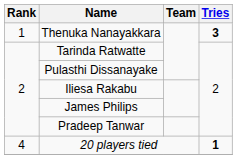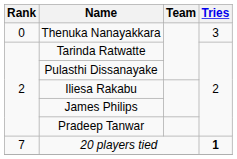(22, 32) 1 -> (22, 32) 0
(215, 32) bold -> (215, 32) normal
(22, 145) 4 -> (22, 145) 7
